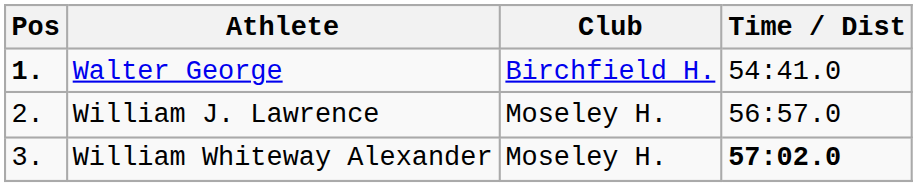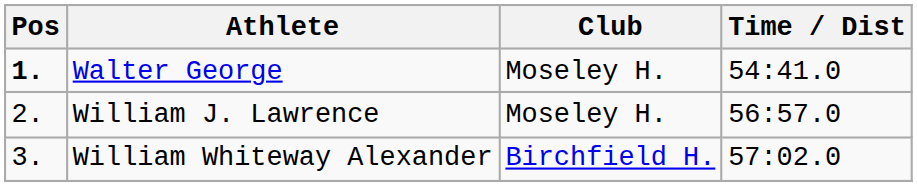(610, 71) Birchfield H. -> (586, 71) Moseley H.
(586, 159) Moseley H. -> (610, 159) Birchfield H.
(785, 159) bold -> (785, 159) normal
